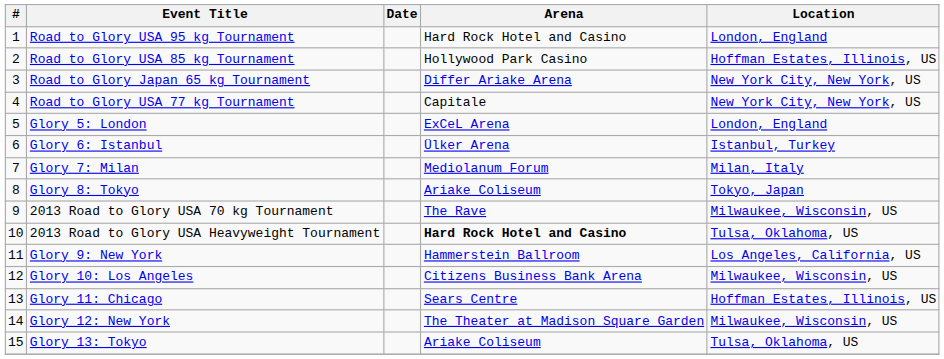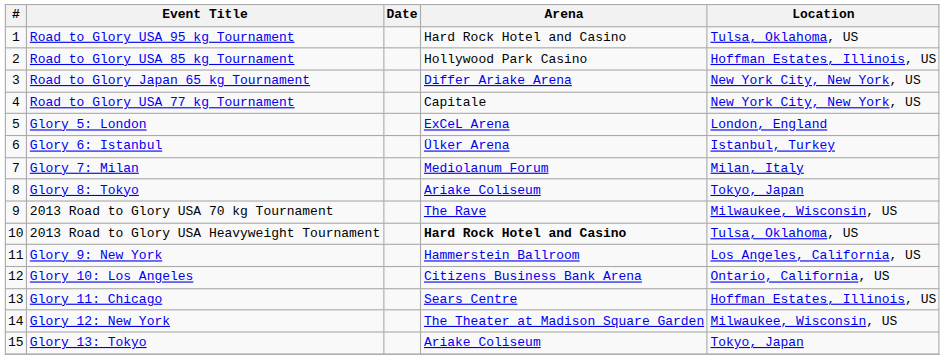(769, 37) London, England -> (784, 37) Tulsa, Oklahoma, US
(804, 277) Milwaukee, Wisconsin, US -> (800, 277) Ontario, California, US
(784, 342) Tulsa, Oklahoma, US -> (757, 342) Tokyo, Japan
